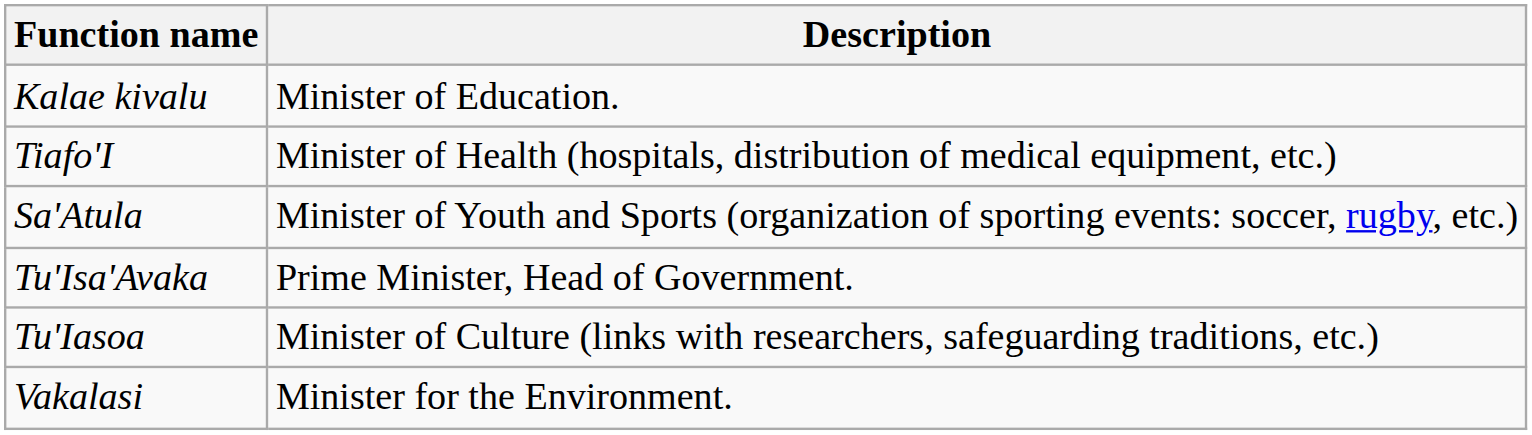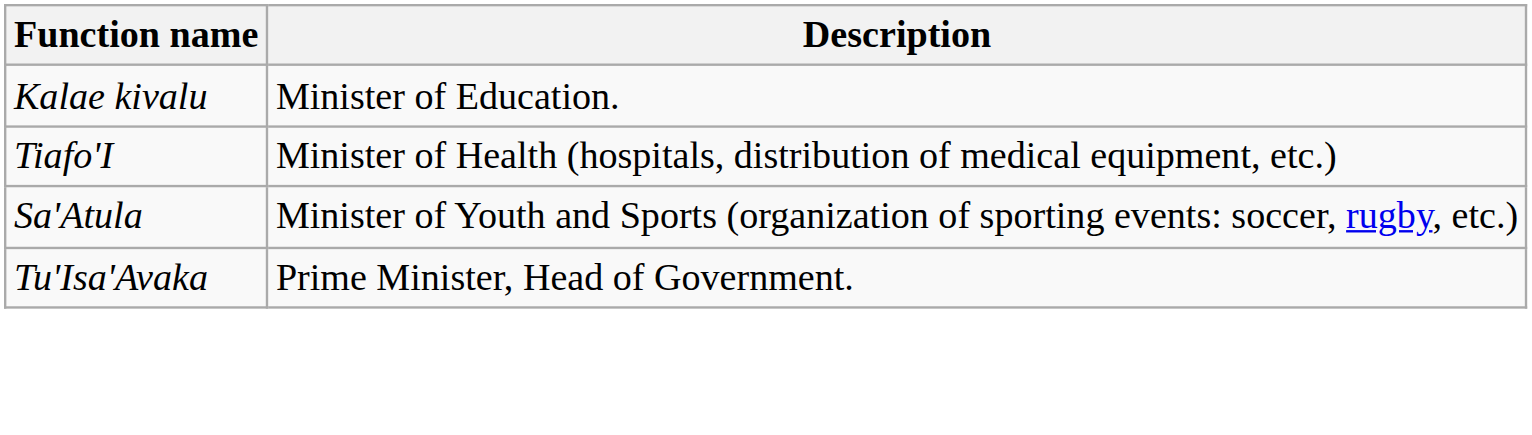- row: (79, 336)
- row: (78, 397)
